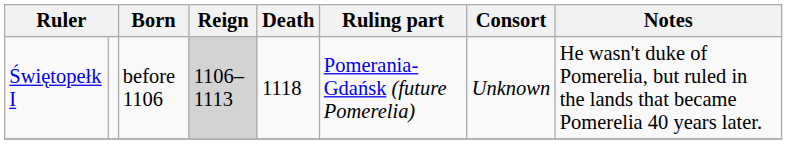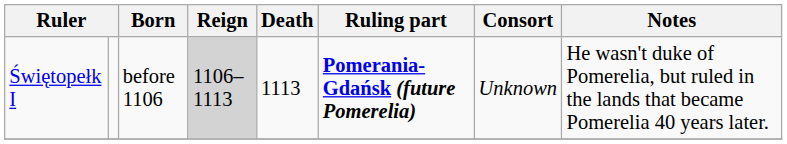(282, 87) 1118 -> (281, 87) 1113
(385, 87) normal -> (389, 87) bold
